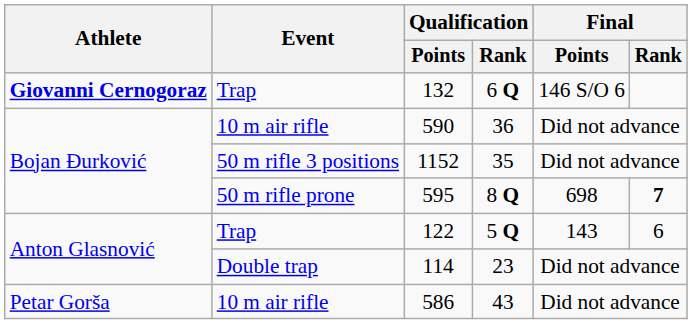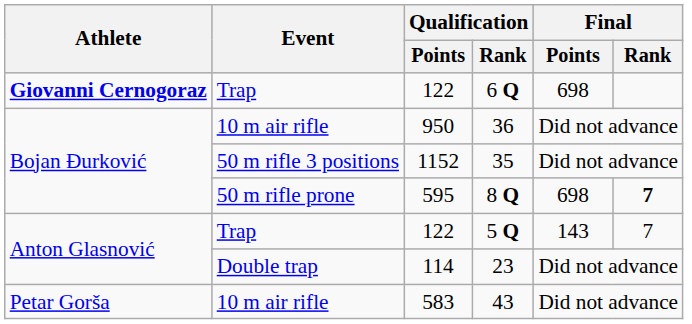(438, 90) 132 -> (438, 90) 122
(582, 90) 146 S/O 6 -> (573, 90) 698
(438, 126) 590 -> (438, 126) 950
(658, 231) 6 -> (648, 231) 7
(438, 301) 586 -> (438, 301) 583
